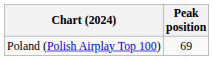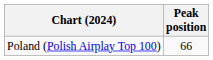(186, 45) 69 -> (186, 45) 66
